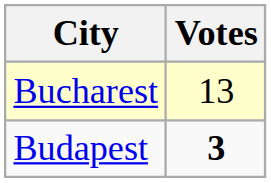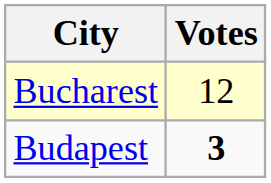(216, 90) 13 -> (216, 90) 12
